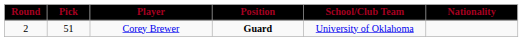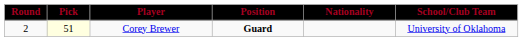columns swapped: (472, 12) <-> (365, 12)
(68, 28) no background -> (68, 28) lightyellow background
